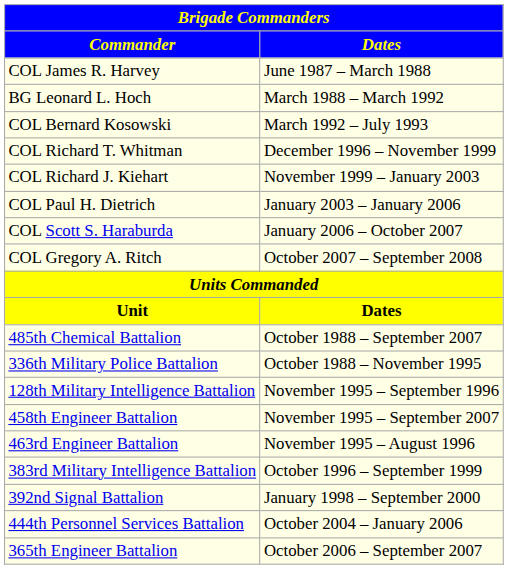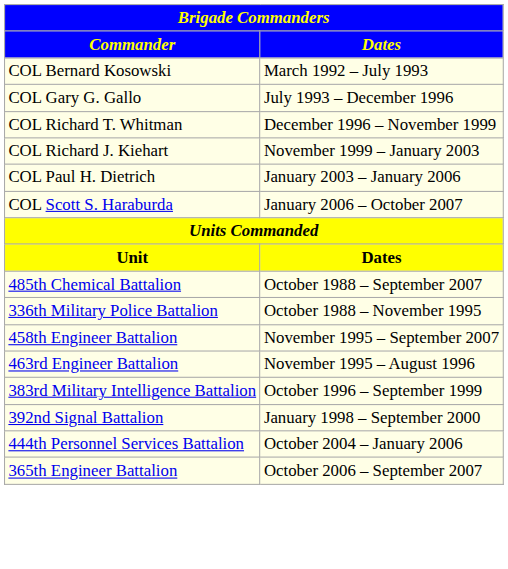- row: (84, 71)
- row: (80, 97)
+ row: (75, 97)
- row: (85, 257)
- row: (132, 390)
